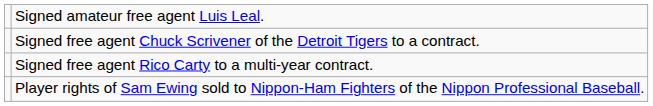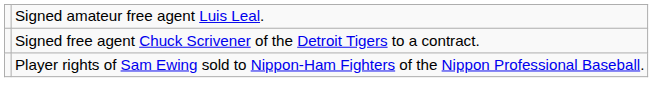- row: (194, 64)
